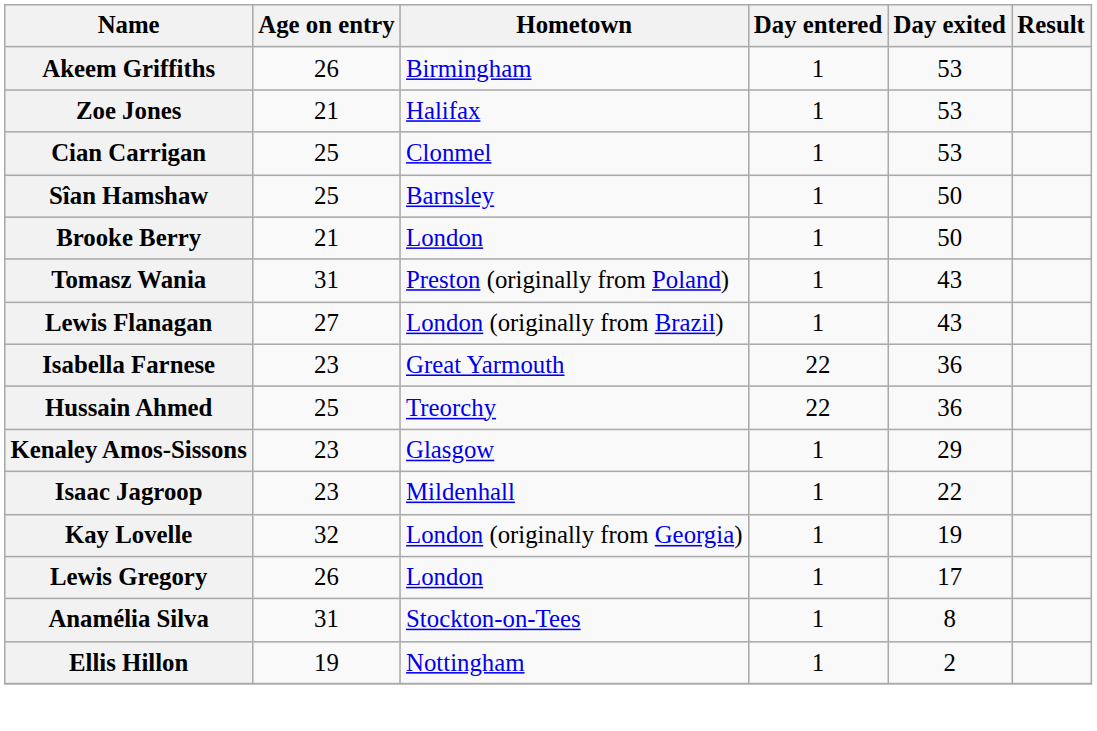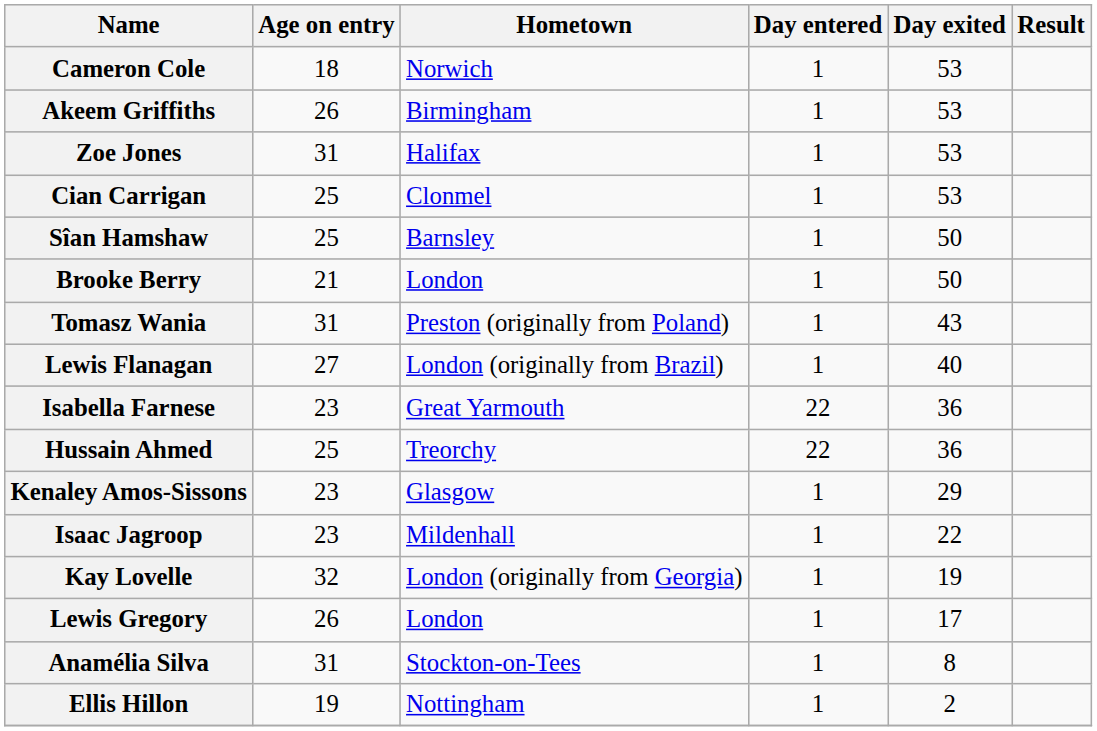+ row: (129, 68)
(326, 110) 21 -> (326, 153) 31
(950, 322) 43 -> (950, 365) 40
